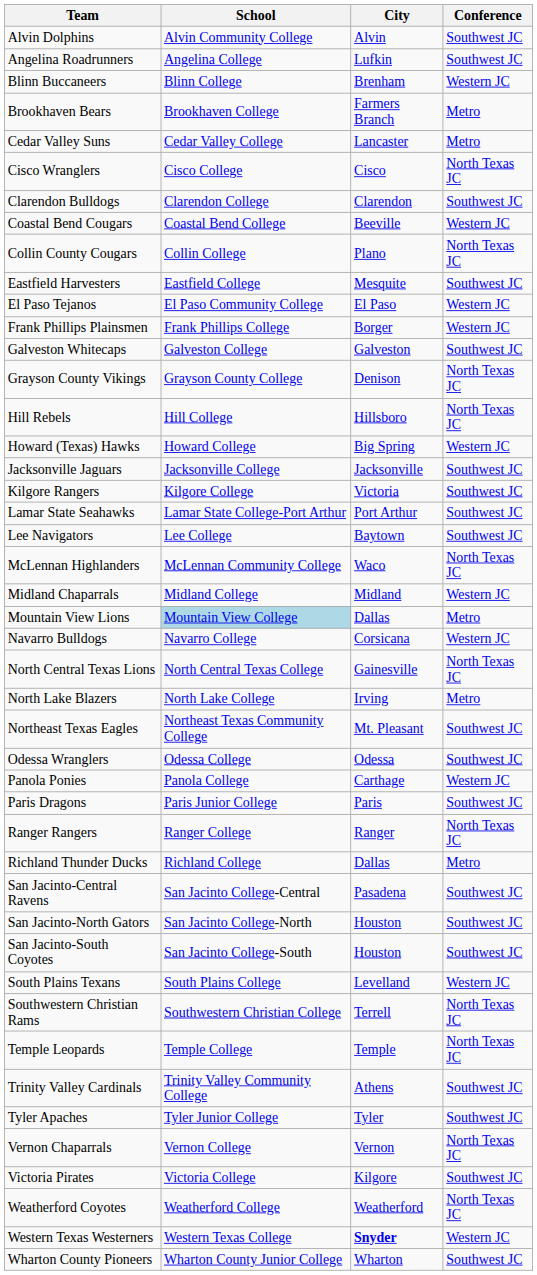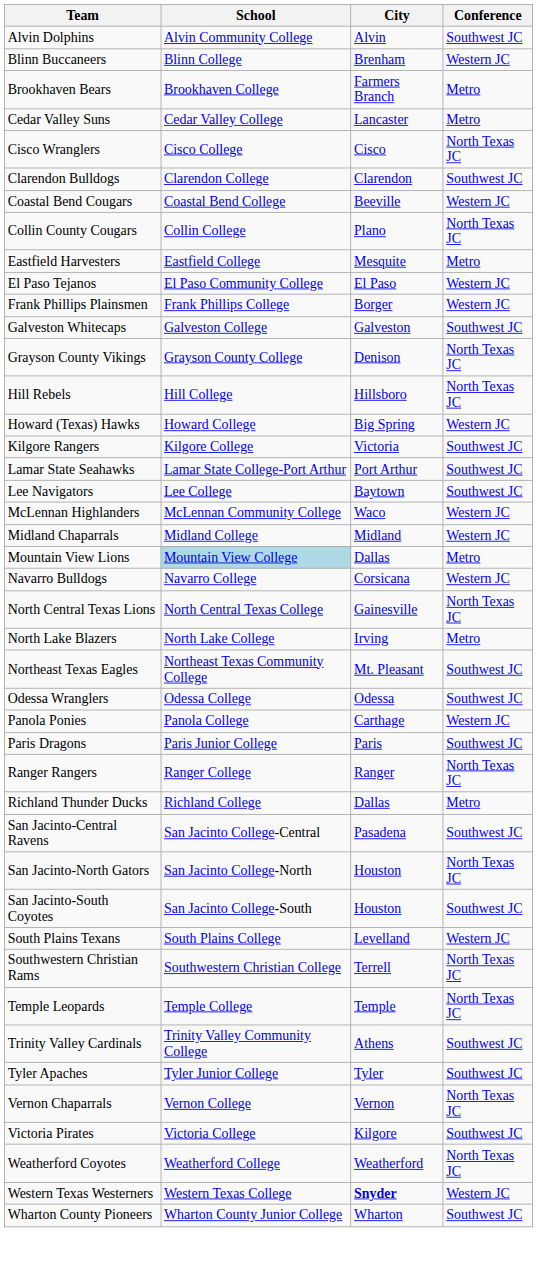- row: (70, 59)
(484, 283) Southwest JC -> (463, 261) Metro
- row: (65, 469)
(480, 565) North Texas JC -> (478, 513) Western JC
(484, 922) Southwest JC -> (480, 870) North Texas JC
